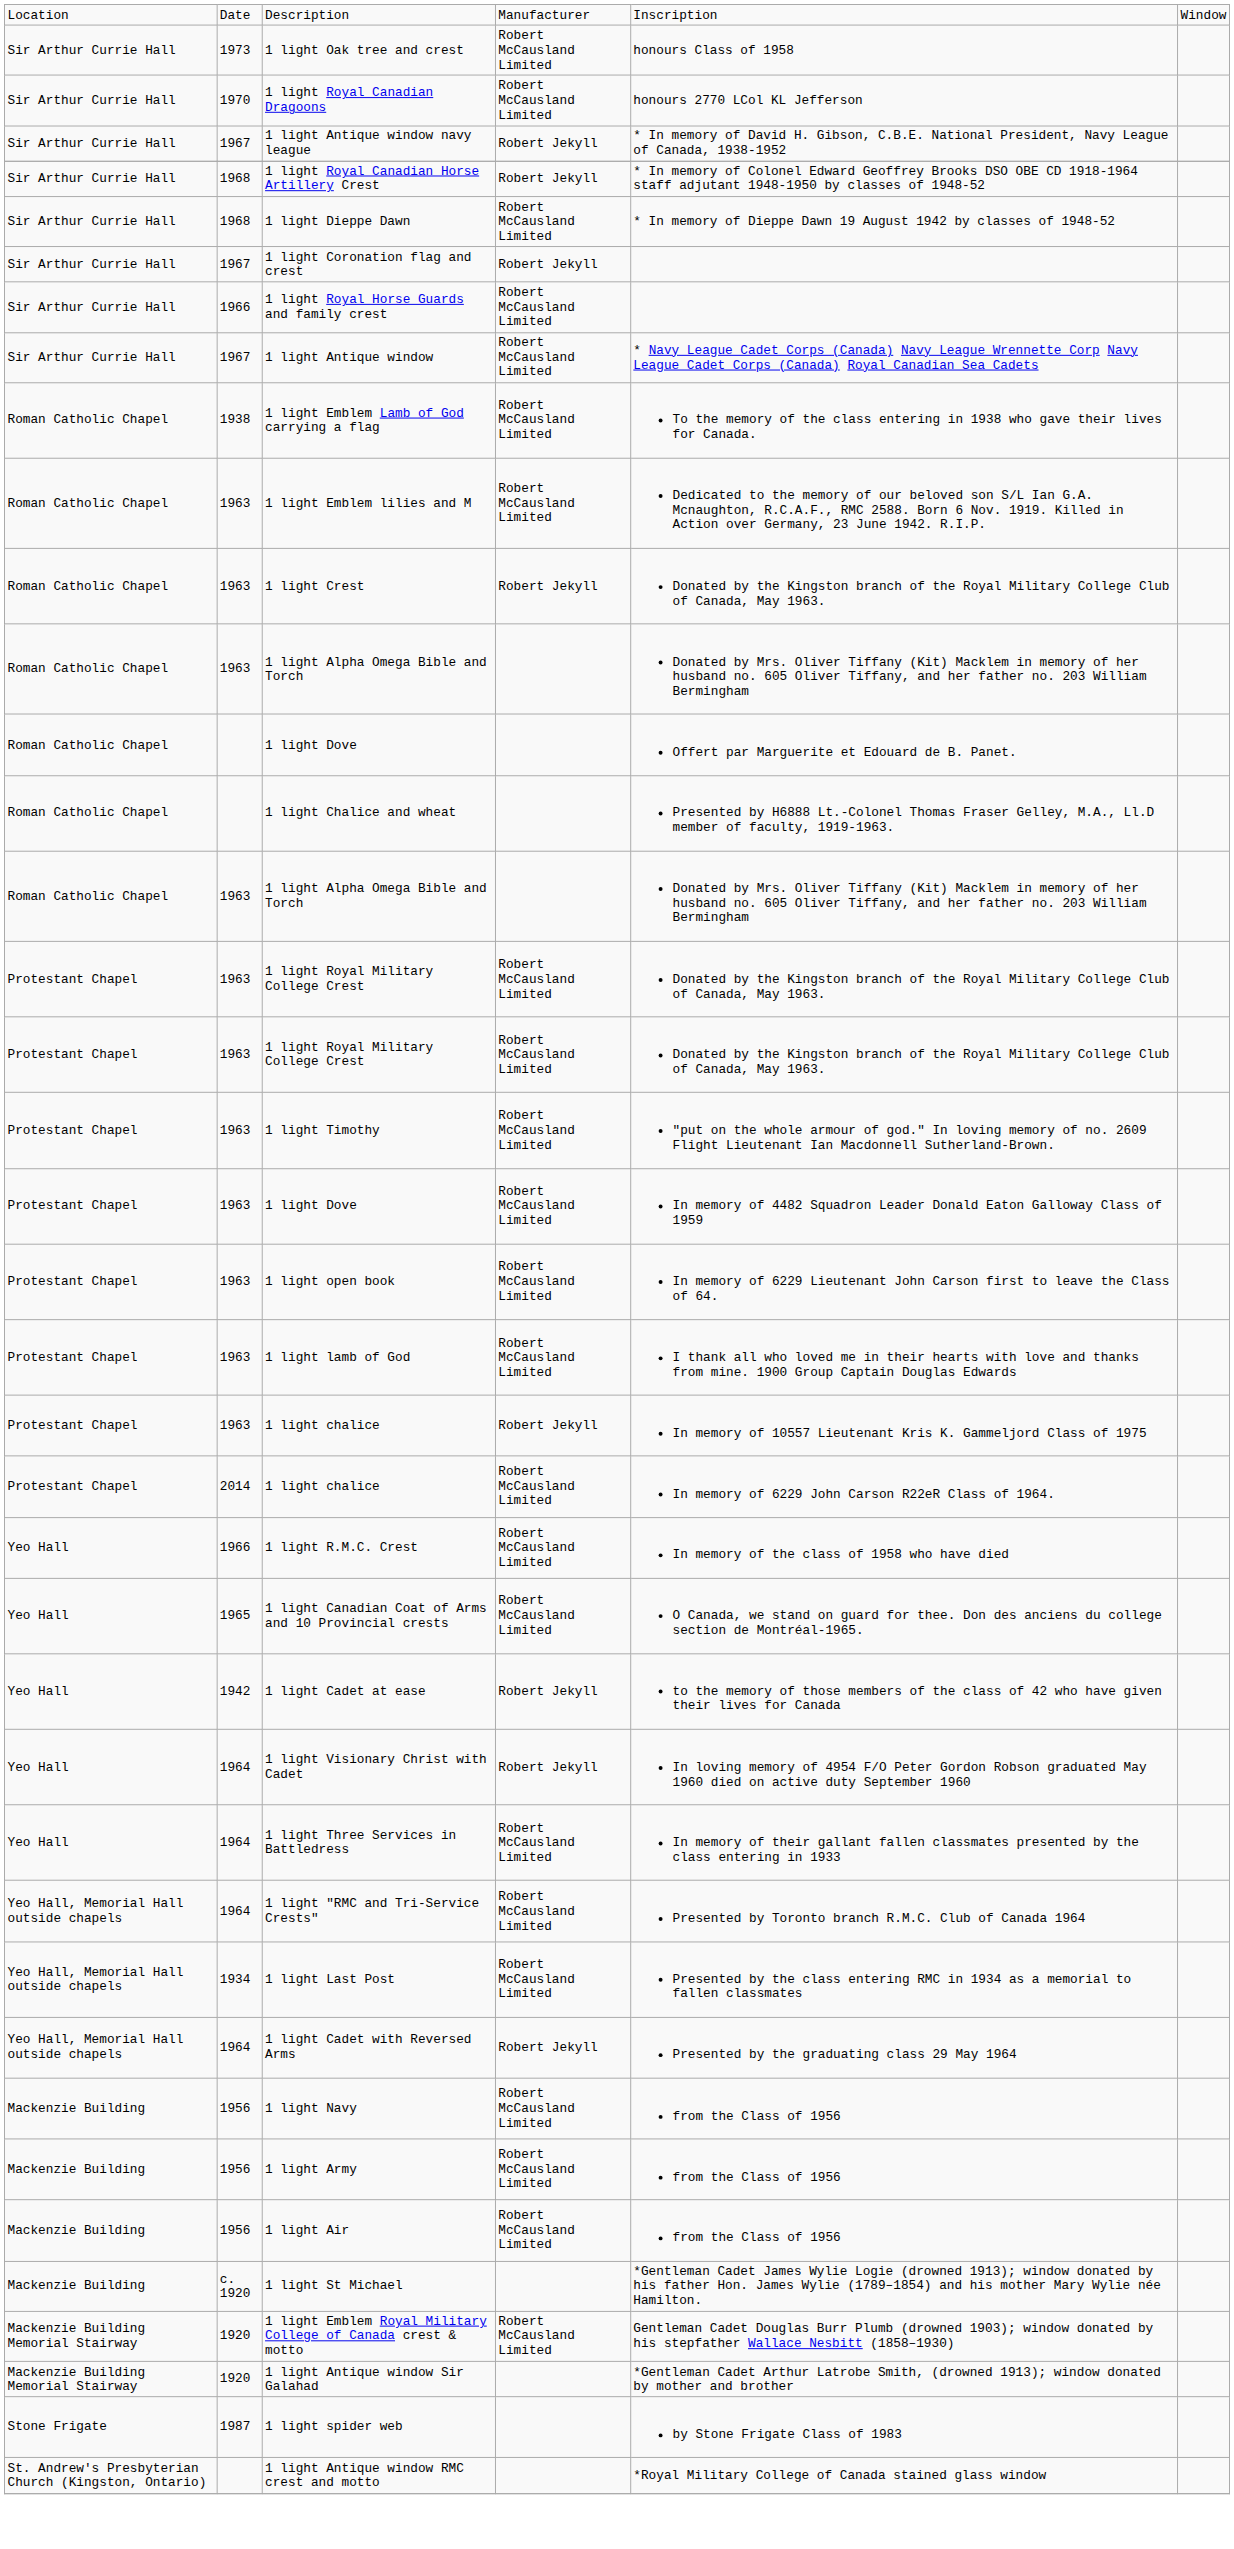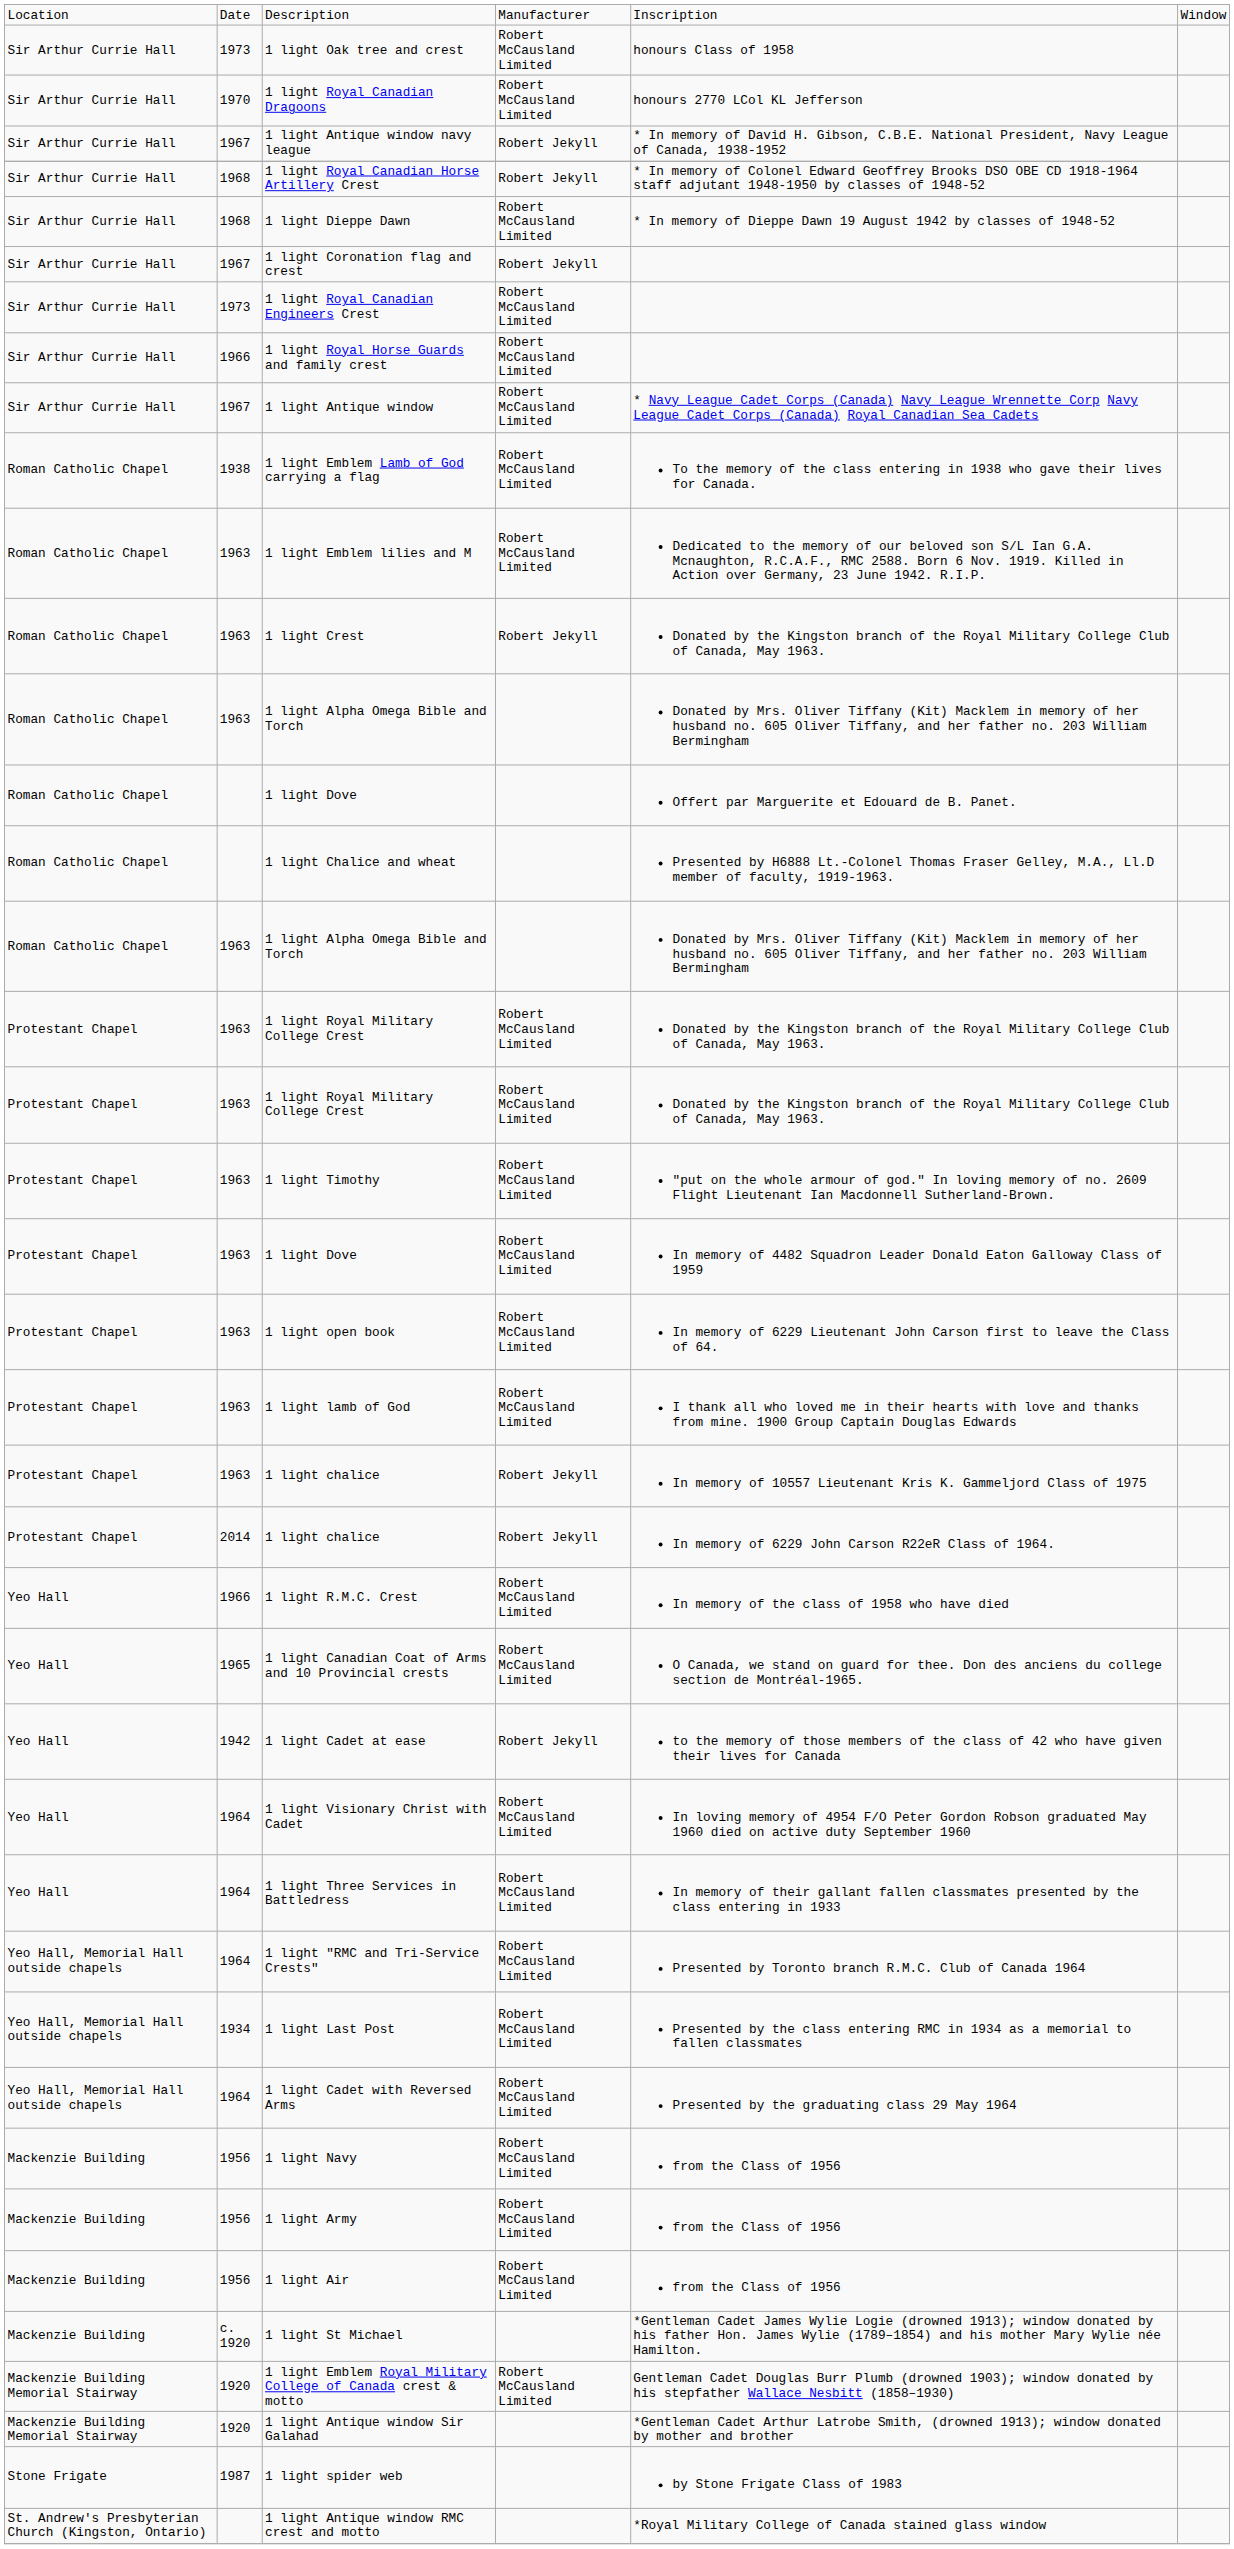+ row: (235, 307)
(537, 1487) Robert McCausland Limited -> (548, 1537) Robert Jekyll
(548, 1767) Robert Jekyll -> (537, 1817) Robert McCausland Limited
(548, 2048) Robert Jekyll -> (537, 2098) Robert McCausland Limited
